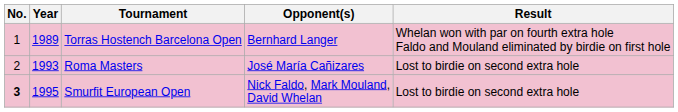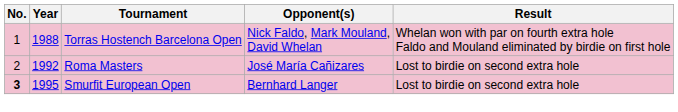(45, 40) 1989 -> (45, 40) 1988
(292, 40) Bernhard Langer -> (319, 40) Nick Faldo, Mark Mouland, David Whelan
(45, 66) 1993 -> (45, 66) 1992
(319, 91) Nick Faldo, Mark Mouland, David Whelan -> (292, 85) Bernhard Langer
